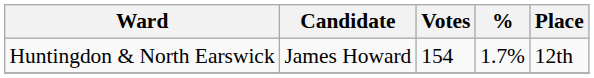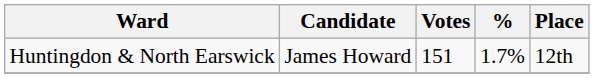(437, 55) 154 -> (437, 55) 151
